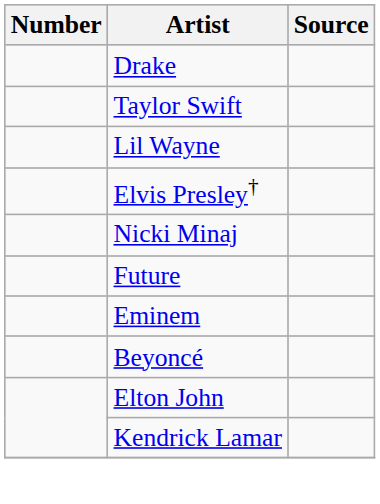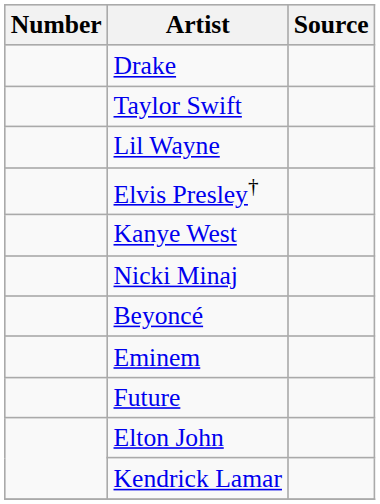+ row: (175, 234)
rows swapped: (147, 275) <-> (158, 356)
